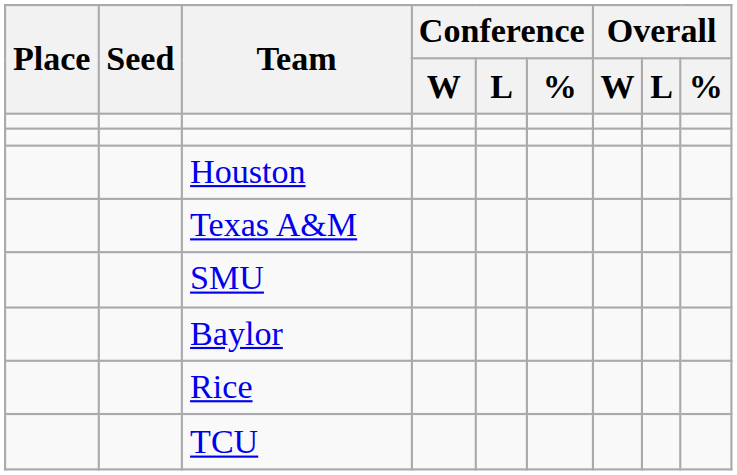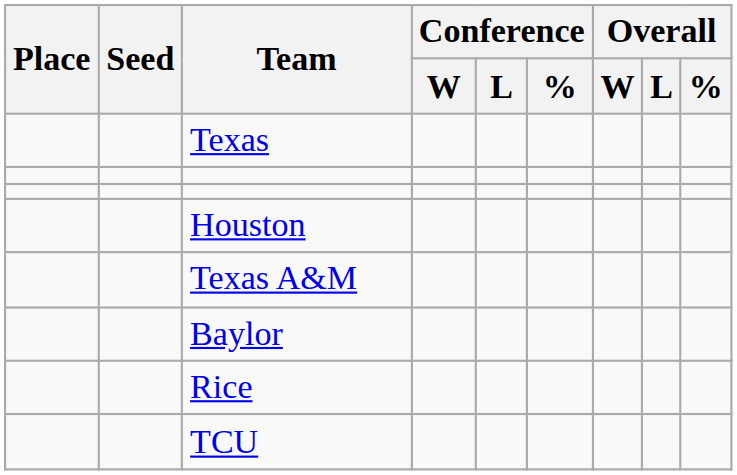+ row: (52, 140)
- row: (52, 280)
